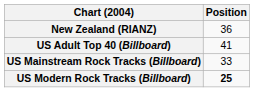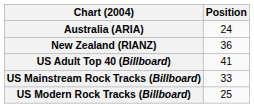+ row: (104, 29)
(226, 78) bold -> (226, 95) normal
